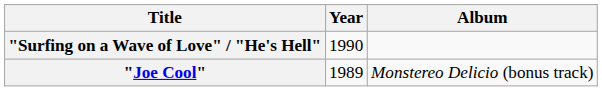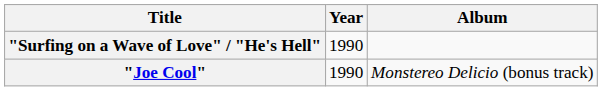(346, 72) 1989 -> (346, 72) 1990
